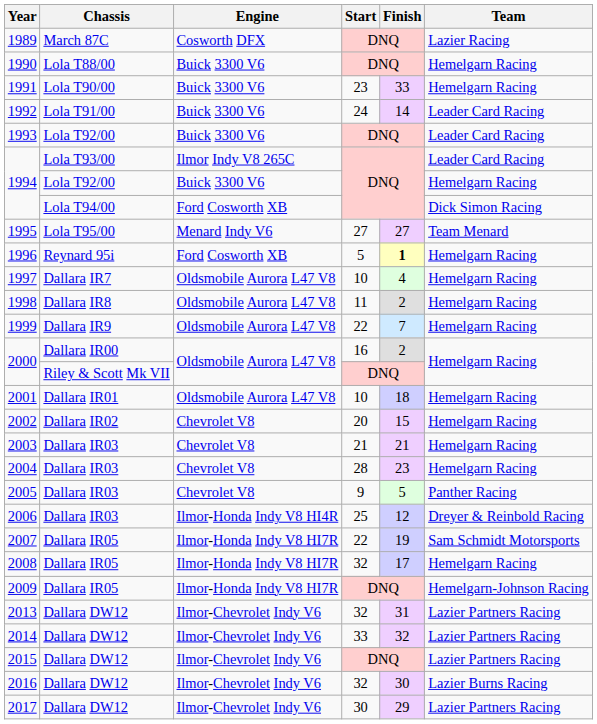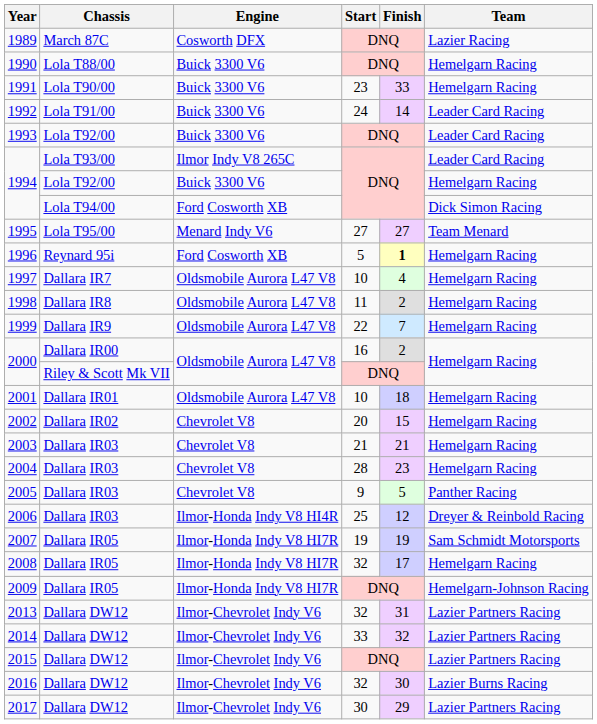(361, 540) 22 -> (361, 540) 19
